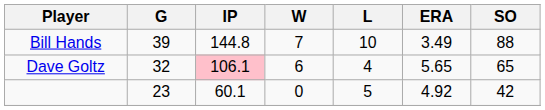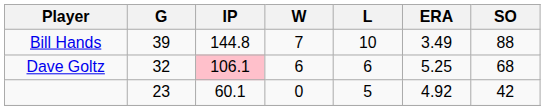(368, 67) 4 -> (368, 67) 6
(437, 67) 5.65 -> (437, 67) 5.25
(505, 67) 65 -> (505, 67) 68
